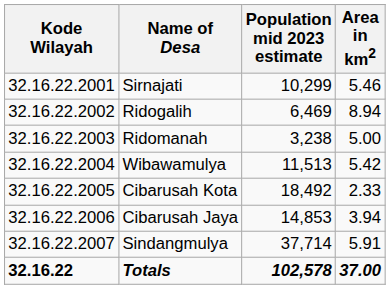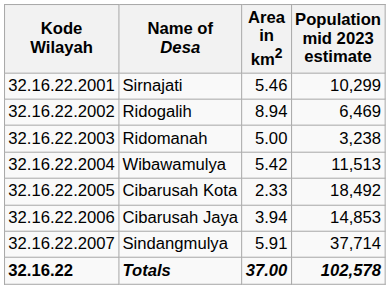columns swapped: (360, 38) <-> (289, 38)
